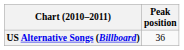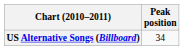(160, 38) 36 -> (160, 38) 34
